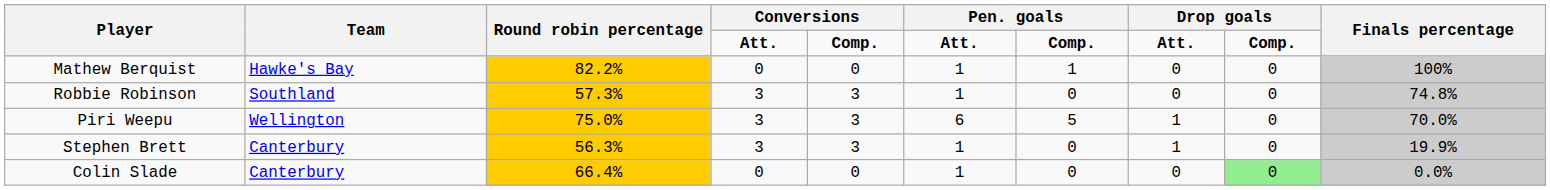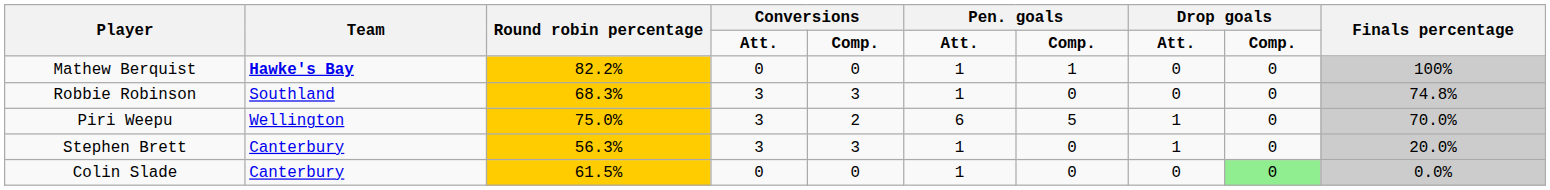(301, 69) normal -> (301, 69) bold
(598, 95) 57.3% -> (598, 95) 68.3%
(855, 121) 3 -> (855, 121) 2
(1433, 147) 19.9% -> (1433, 147) 20.0%
(598, 173) 66.4% -> (598, 173) 61.5%
